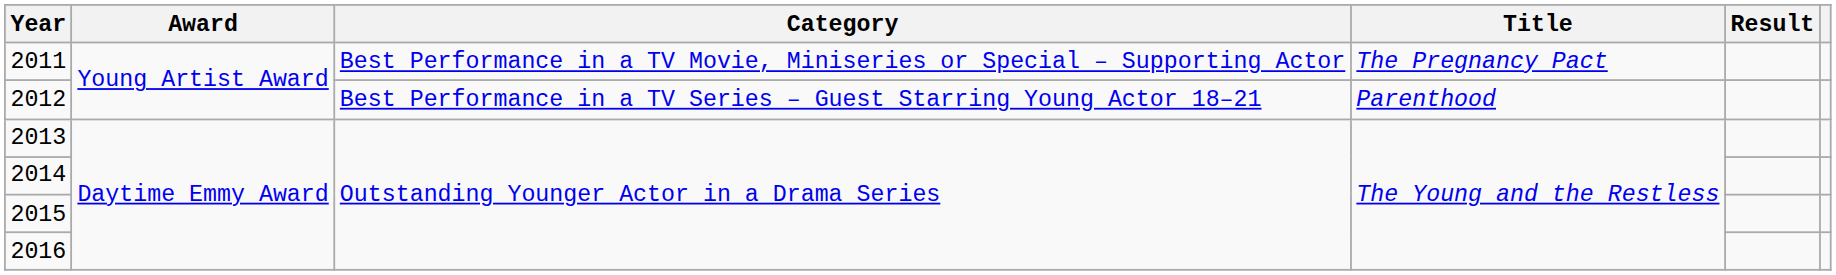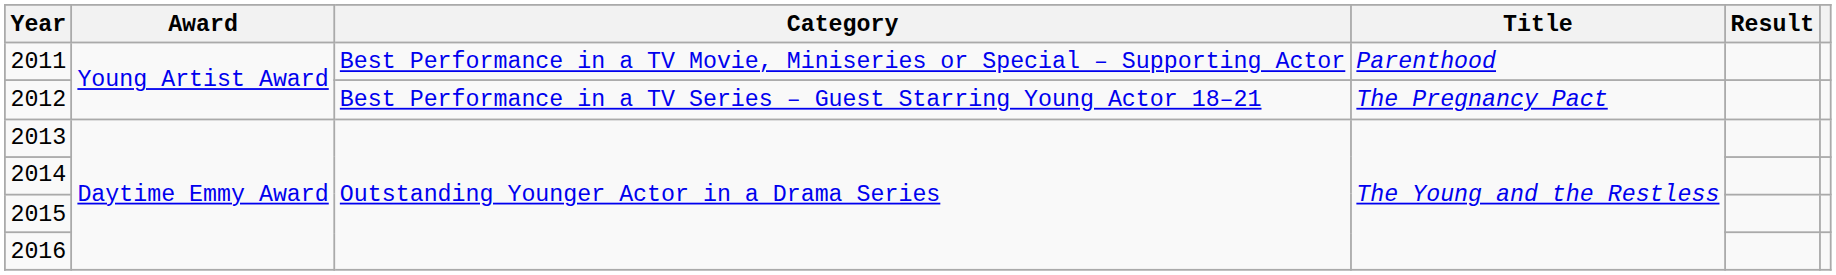(1482, 62) The Pregnancy Pact -> (1426, 62) Parenthood
(1426, 100) Parenthood -> (1482, 100) The Pregnancy Pact
